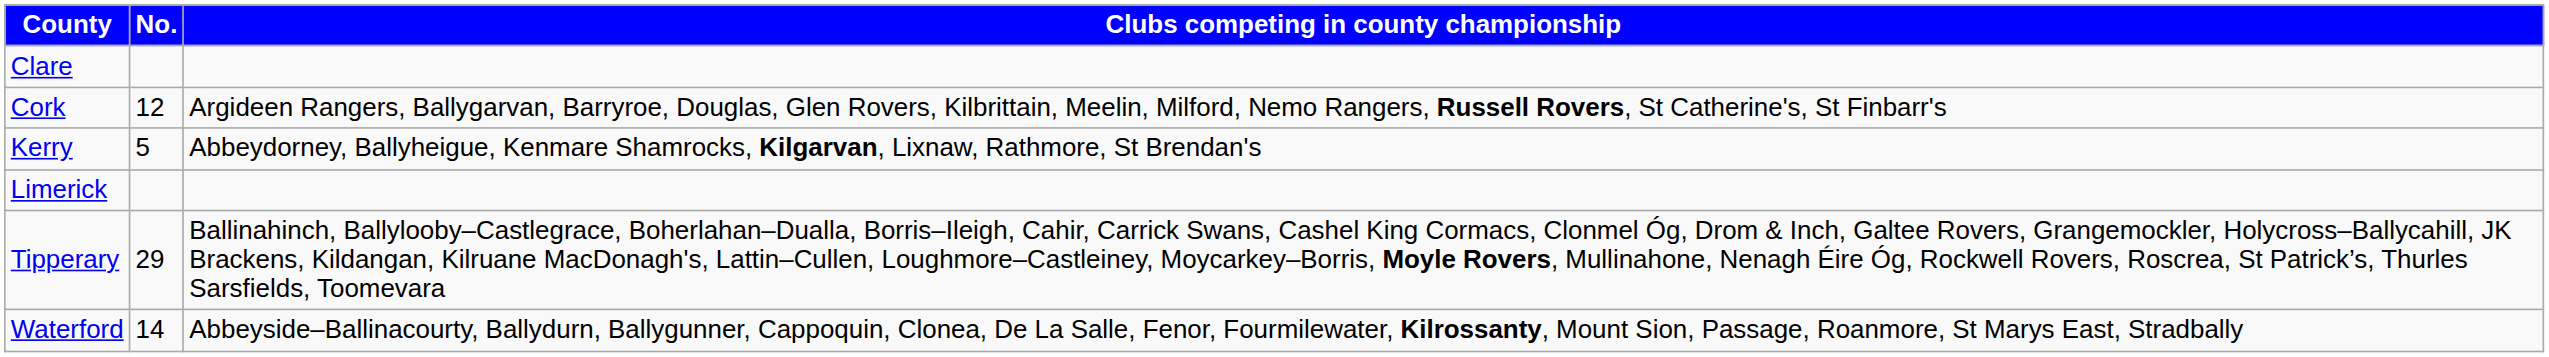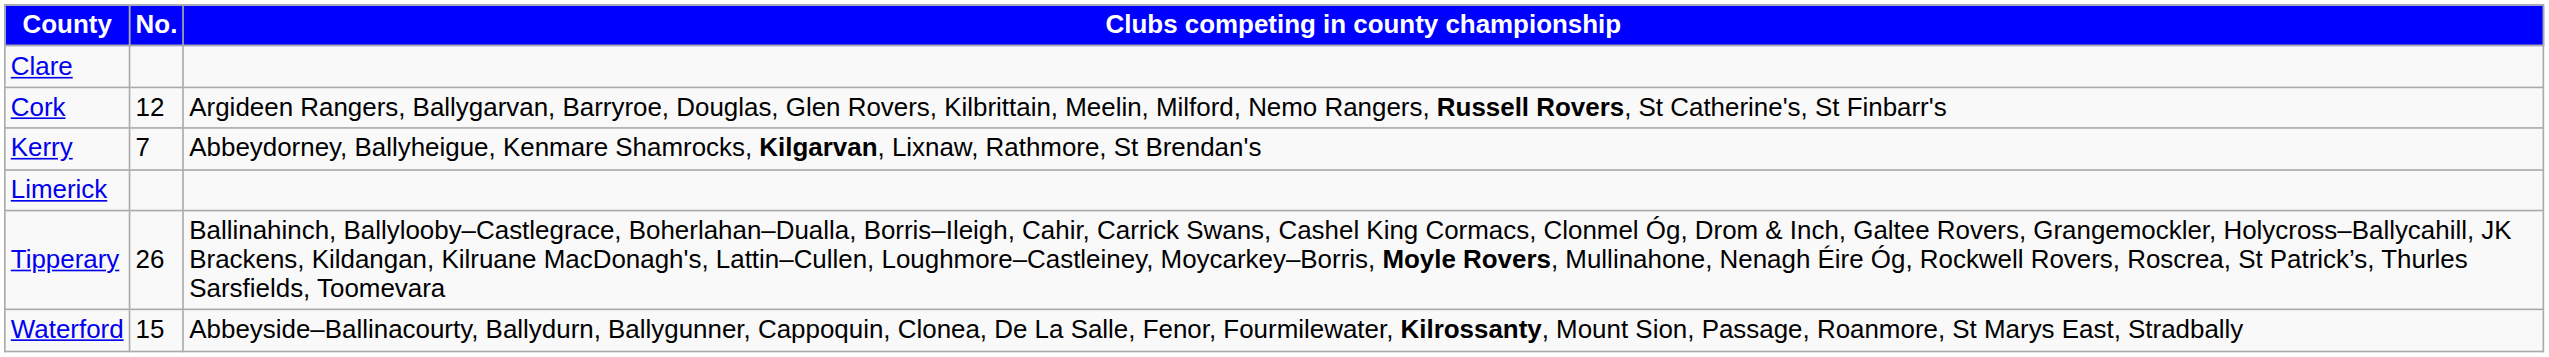(143, 148) 5 -> (143, 148) 7
(150, 259) 29 -> (150, 259) 26
(150, 330) 14 -> (150, 330) 15
